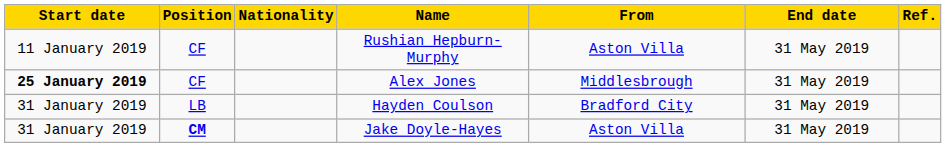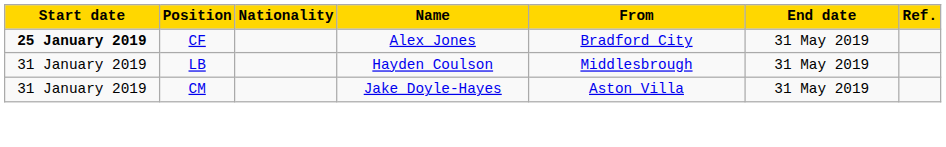- row: (433, 49)
(636, 82) Middlesbrough -> (636, 41) Bradford City
(636, 106) Bradford City -> (636, 65) Middlesbrough
(197, 130) bold -> (197, 89) normal
